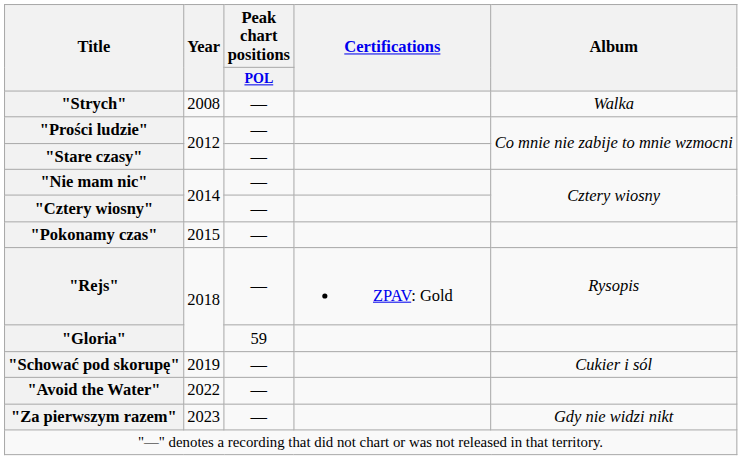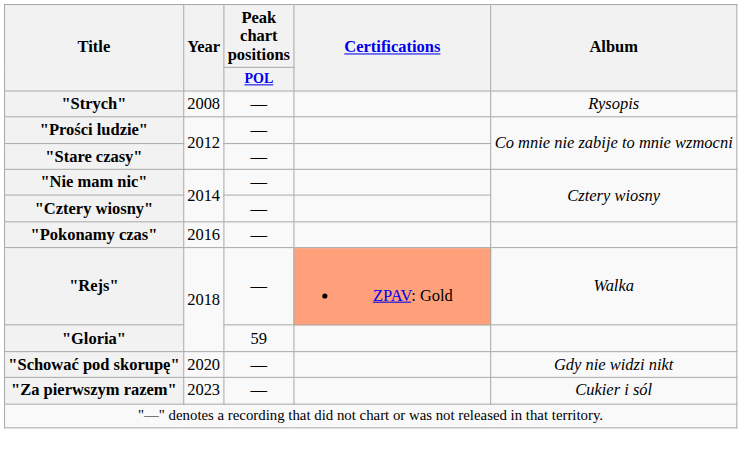(614, 103) Walka -> (614, 103) Rysopis
(204, 234) 2015 -> (204, 234) 2016
(392, 296) no background -> (392, 296) lightsalmon background
(614, 286) Rysopis -> (614, 286) Walka
(204, 364) 2019 -> (204, 364) 2020
(614, 364) Cukier i sól -> (614, 364) Gdy nie widzi nikt
- row: (94, 390)
(614, 416) Gdy nie widzi nikt -> (614, 390) Cukier i sól
